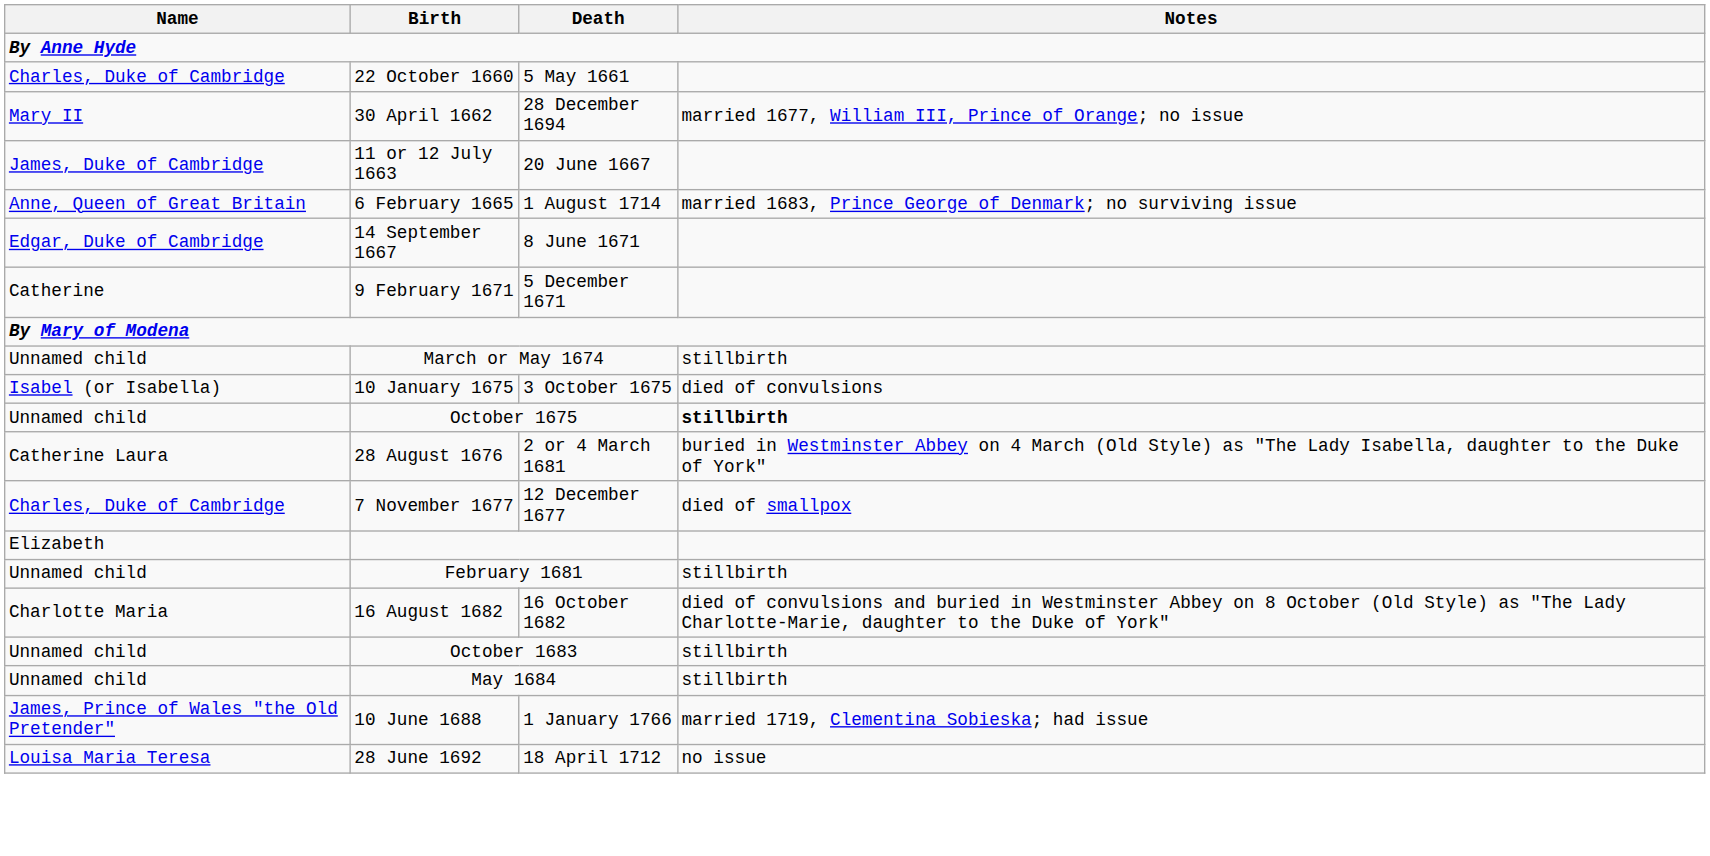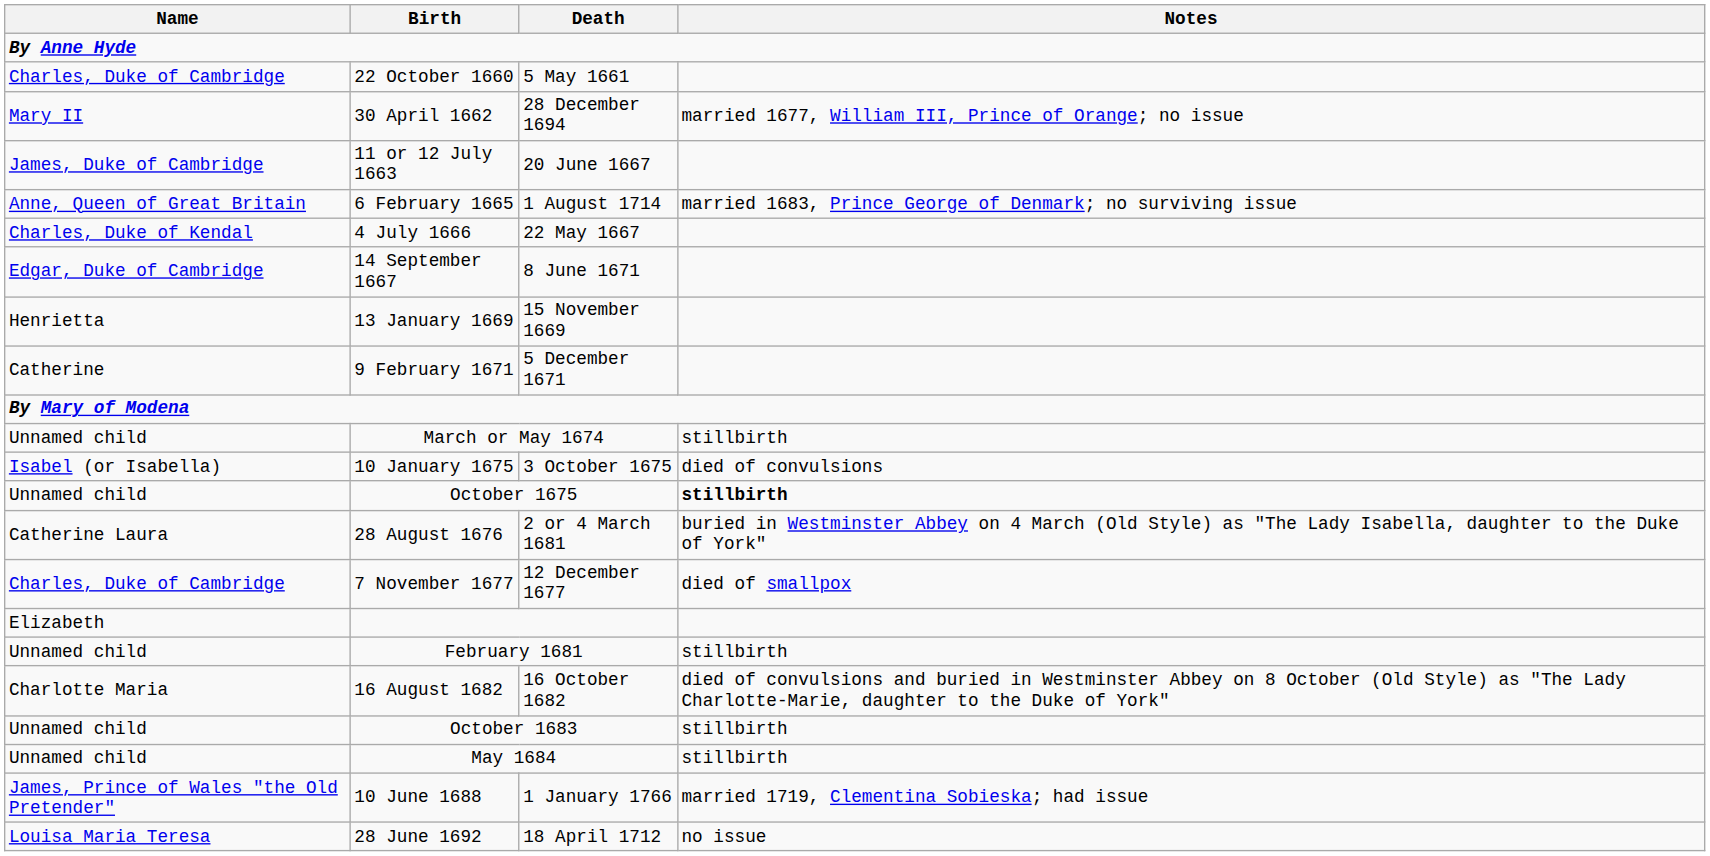+ row: (413, 233)
+ row: (434, 321)
